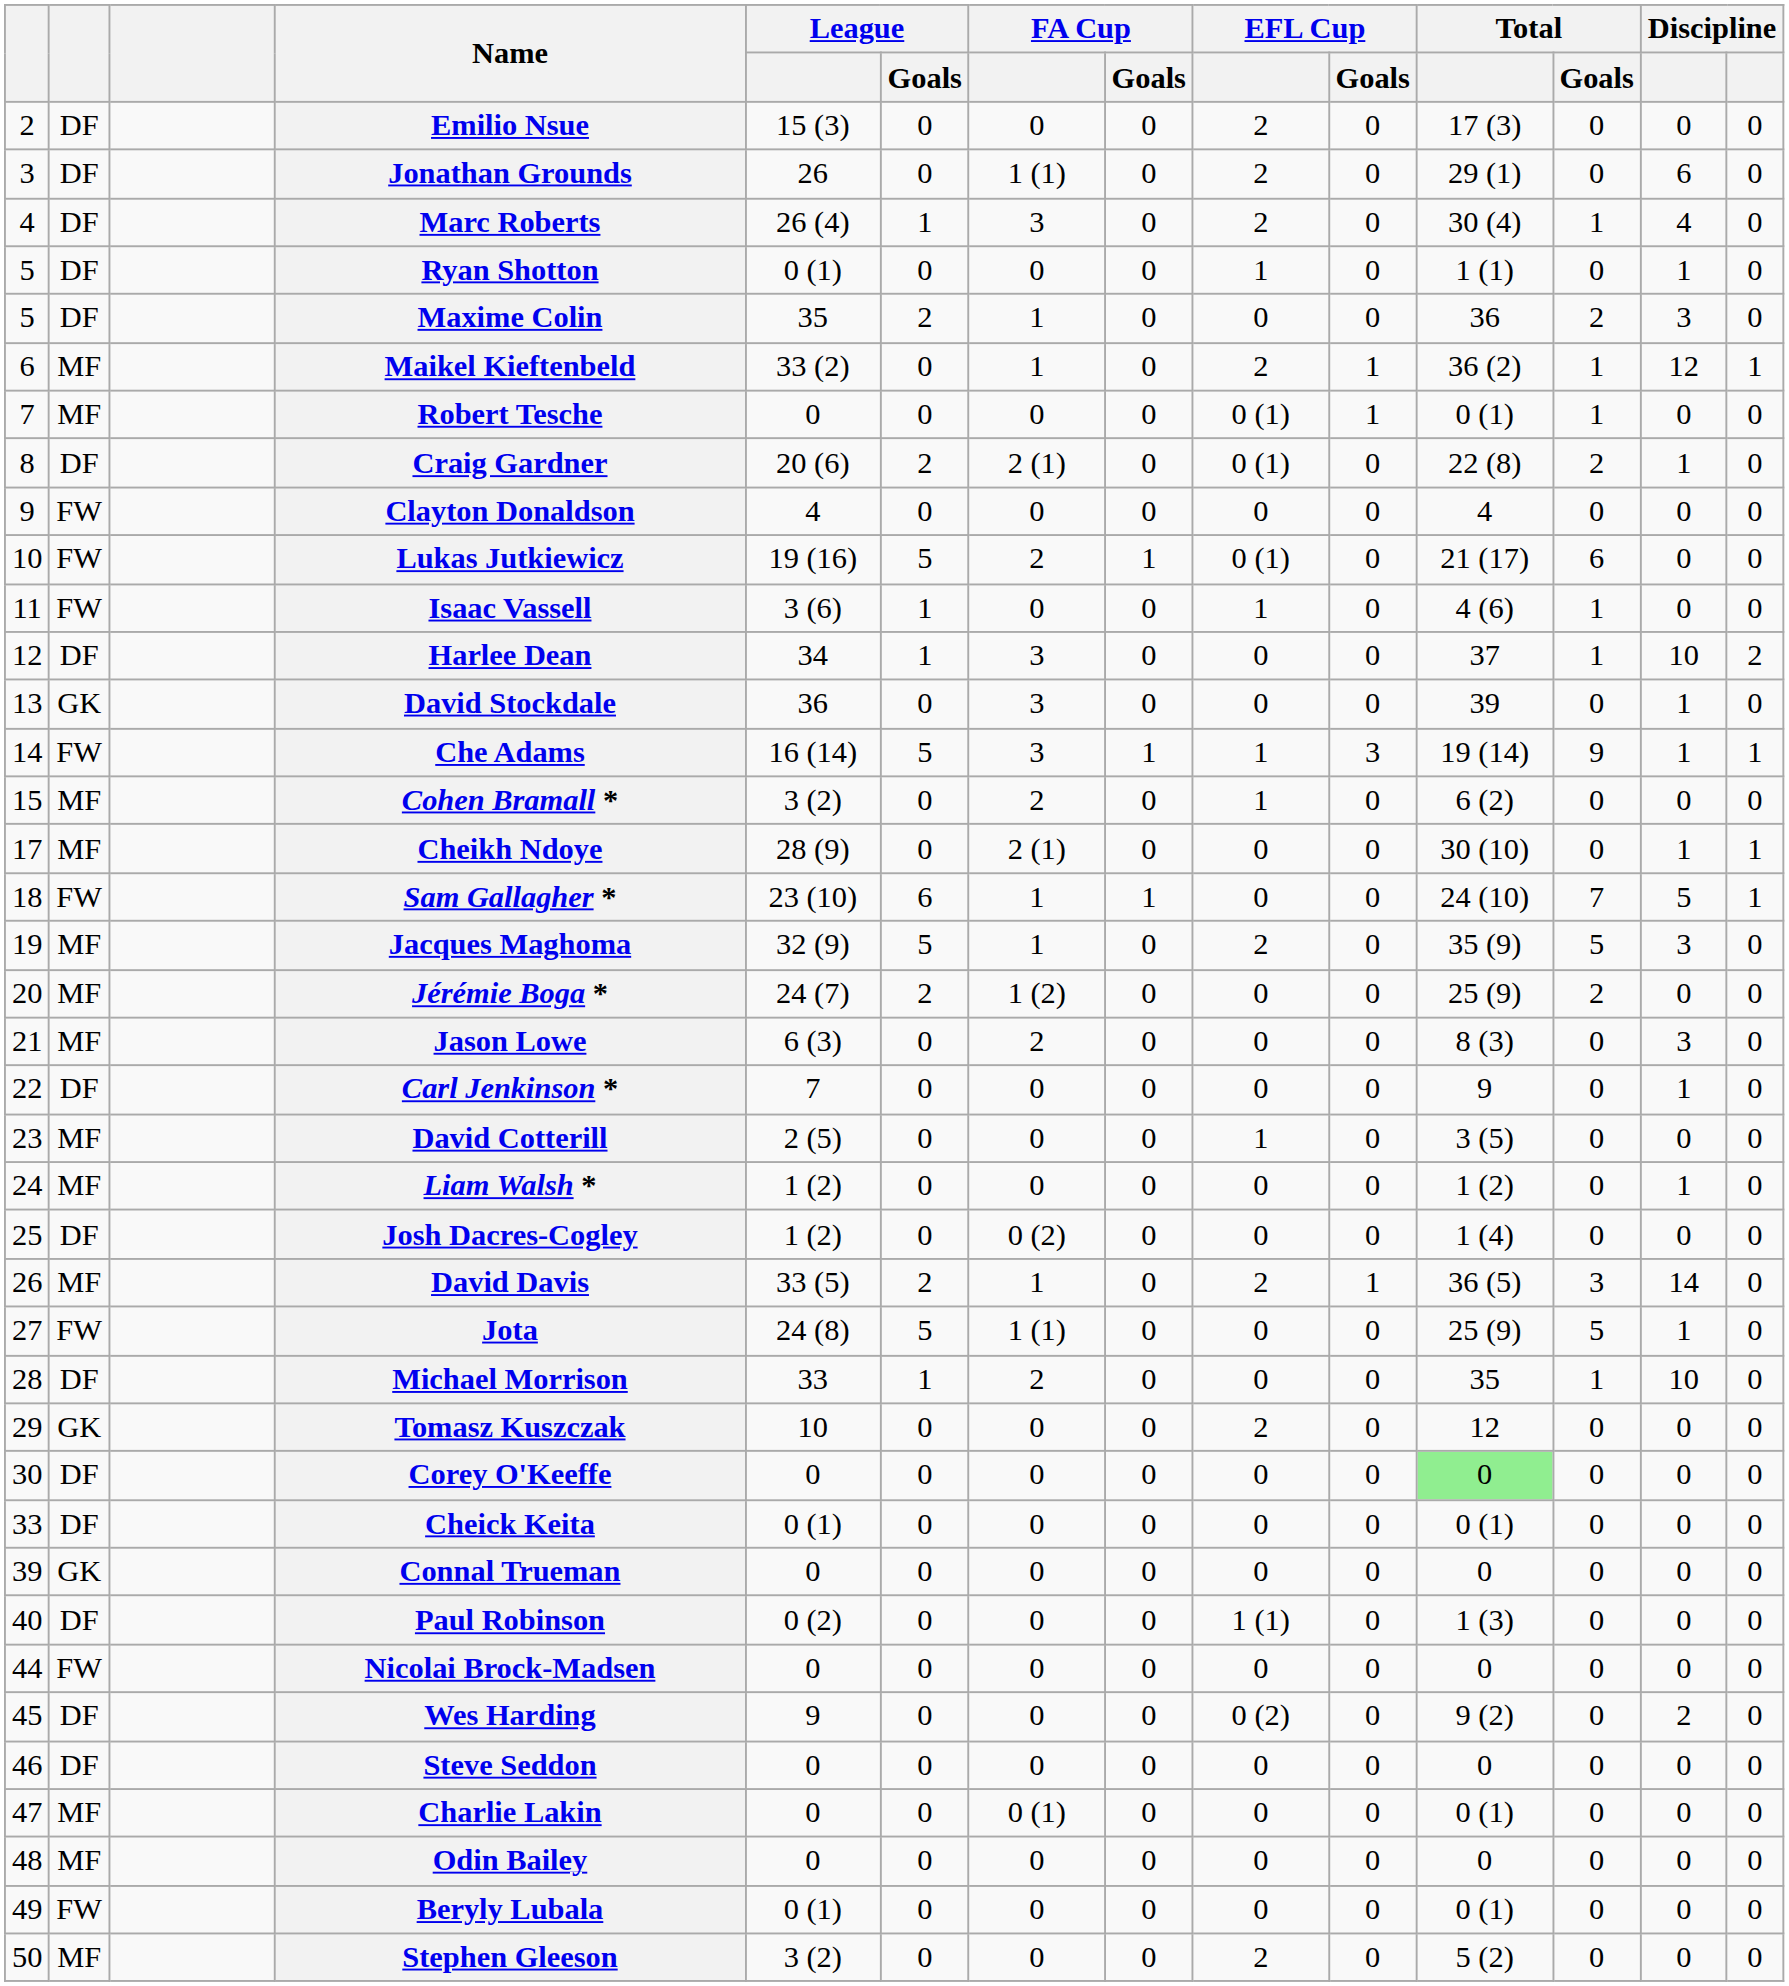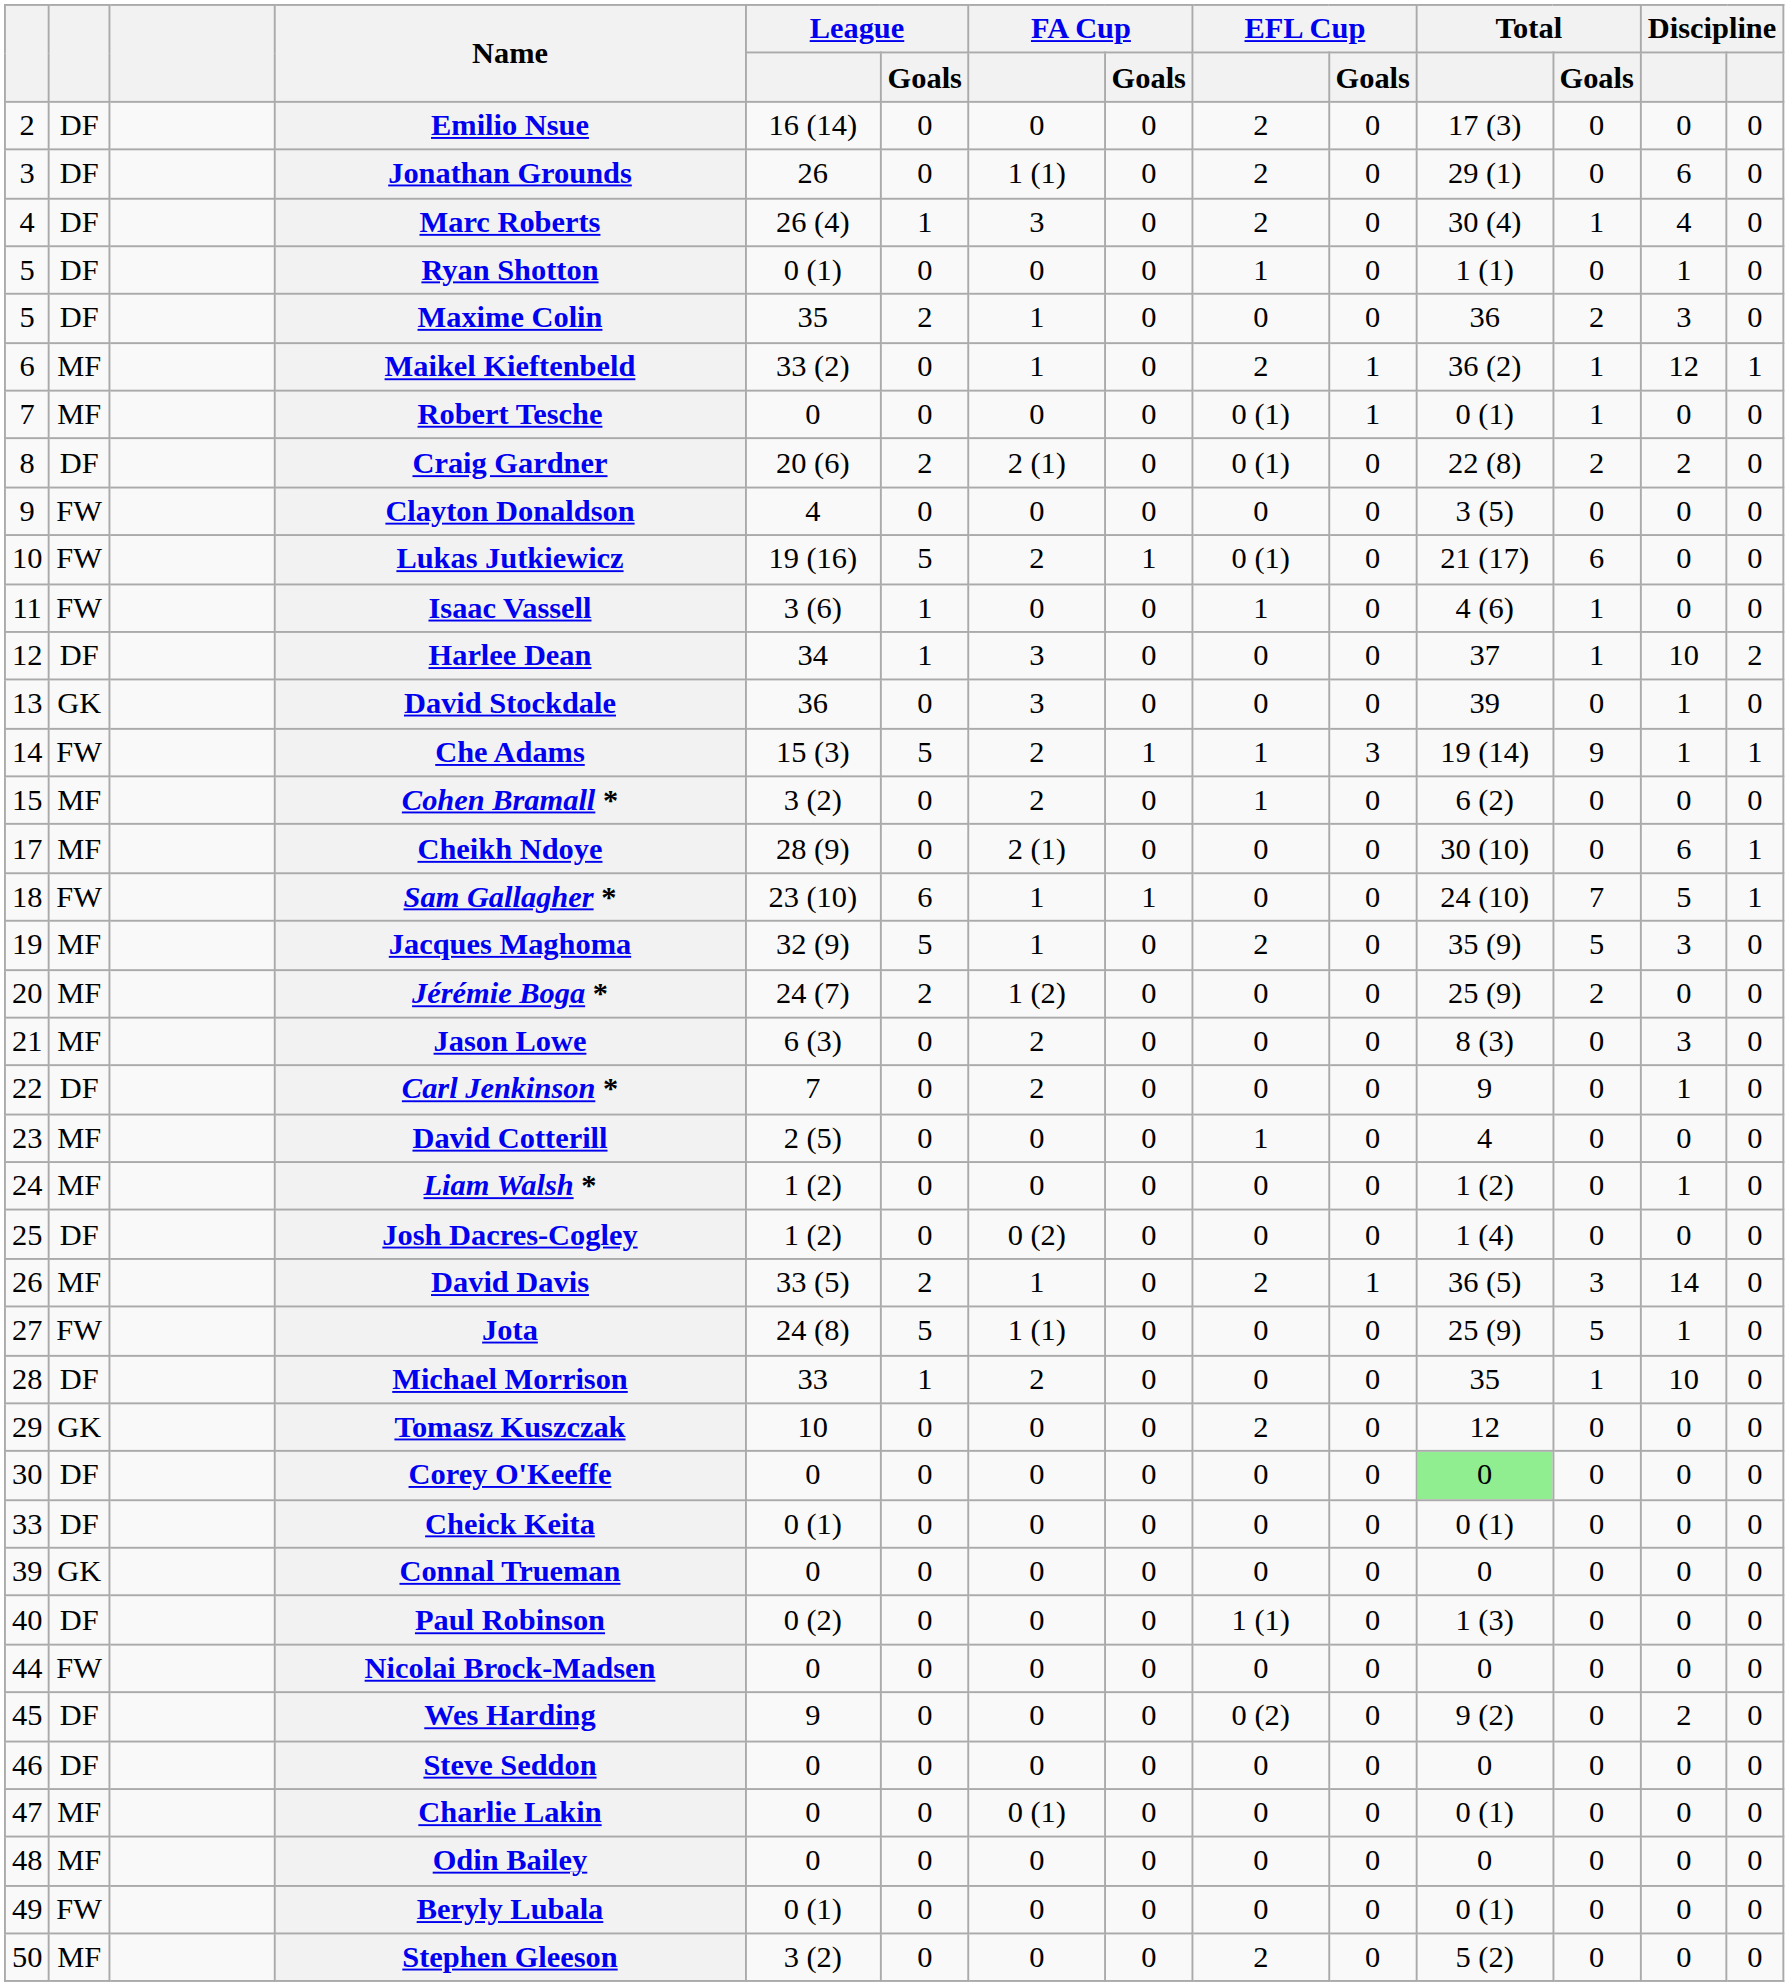(813, 125) 15 (3) -> (813, 125) 16 (14)
(1684, 462) 1 -> (1684, 462) 2
(1485, 510) 4 -> (1485, 510) 3 (5)
(813, 751) 16 (14) -> (813, 751) 15 (3)
(1037, 751) 3 -> (1037, 751) 2
(1684, 848) 1 -> (1684, 848) 6
(1037, 1089) 0 -> (1037, 1089) 2
(1485, 1137) 3 (5) -> (1485, 1137) 4
